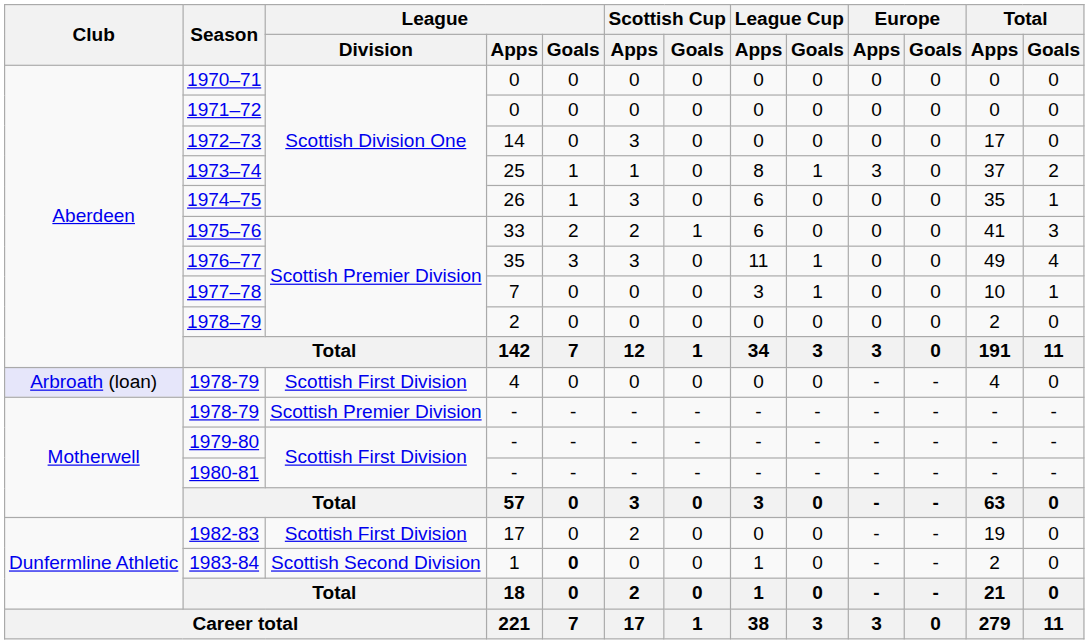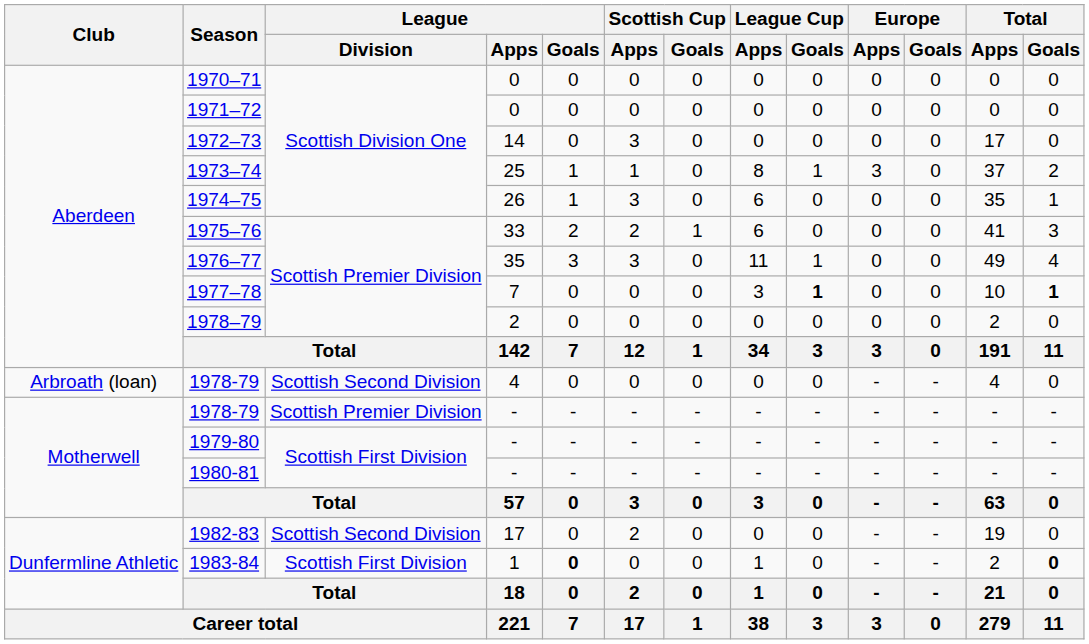(817, 291) normal -> (817, 291) bold
(1054, 291) normal -> (1054, 291) bold
(94, 381) lavender background -> (94, 381) no background
(376, 381) Scottish First Division -> (376, 381) Scottish Second Division
(376, 532) Scottish First Division -> (376, 532) Scottish Second Division
(376, 563) Scottish Second Division -> (376, 563) Scottish First Division
(1054, 563) normal -> (1054, 563) bold
